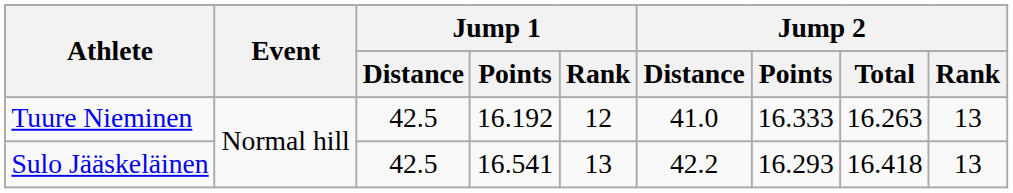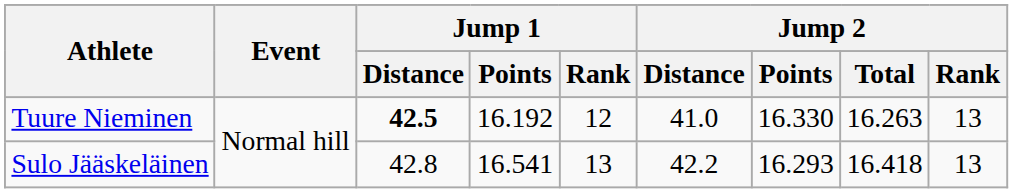(413, 118) normal -> (413, 118) bold
(796, 118) 16.333 -> (796, 118) 16.330
(413, 164) 42.5 -> (413, 164) 42.8
